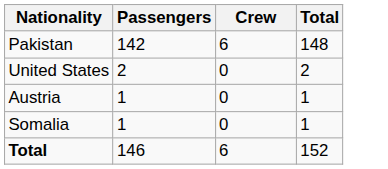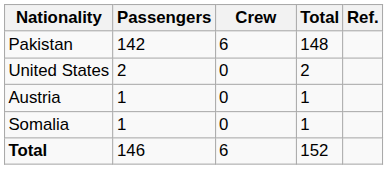+ column: (363, 17)
